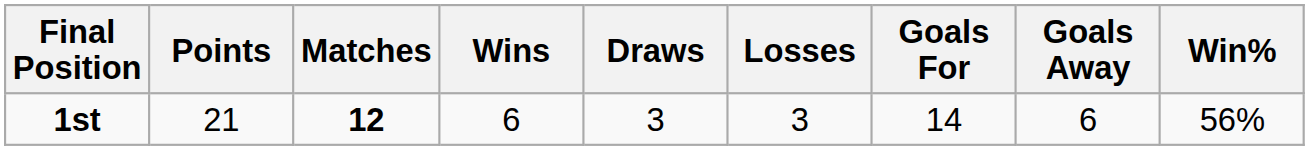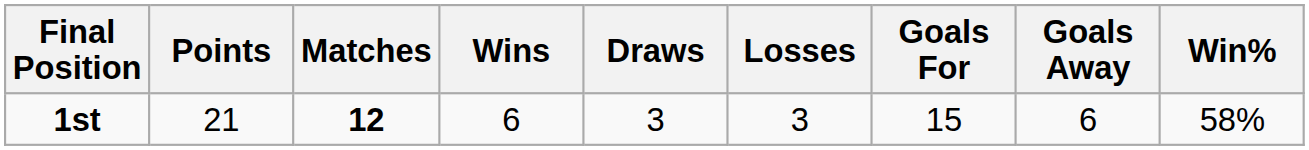(944, 119) 14 -> (944, 119) 15
(1232, 119) 56% -> (1232, 119) 58%
